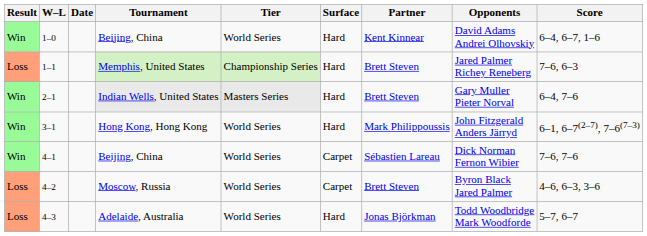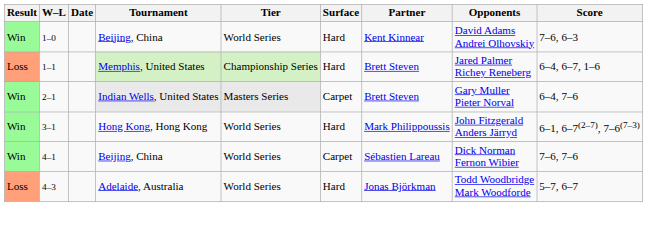(570, 36) 6–4, 6–7, 1–6 -> (559, 36) 7–6, 6–3
(559, 66) 7–6, 6–3 -> (570, 66) 6–4, 6–7, 1–6
(334, 96) Hard -> (338, 96) Carpet
- row: (49, 187)
